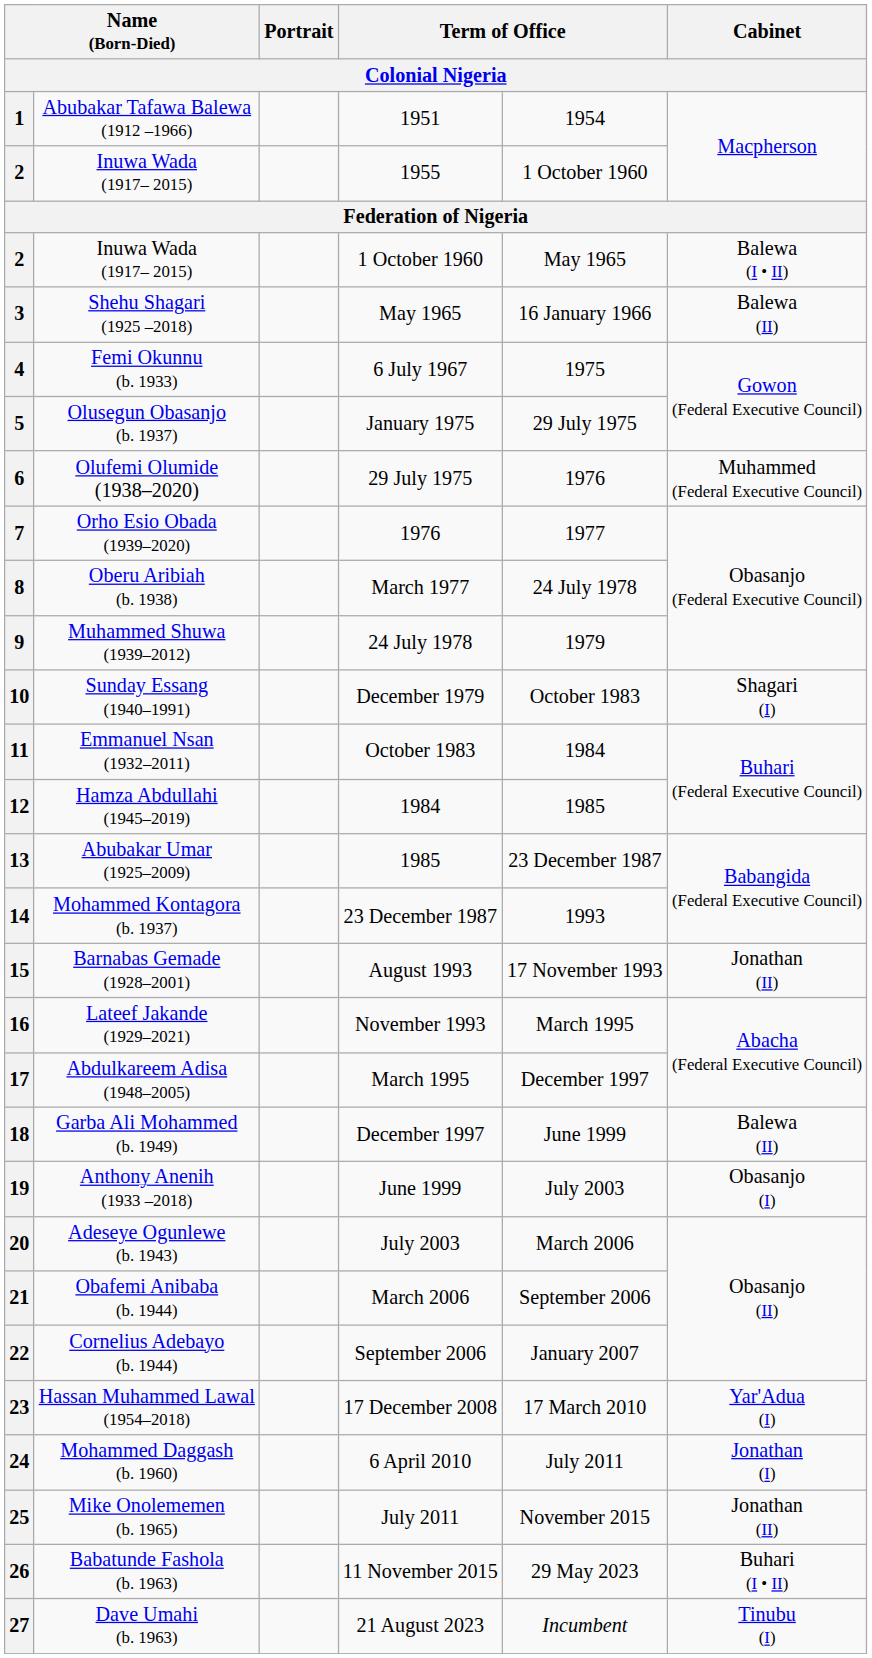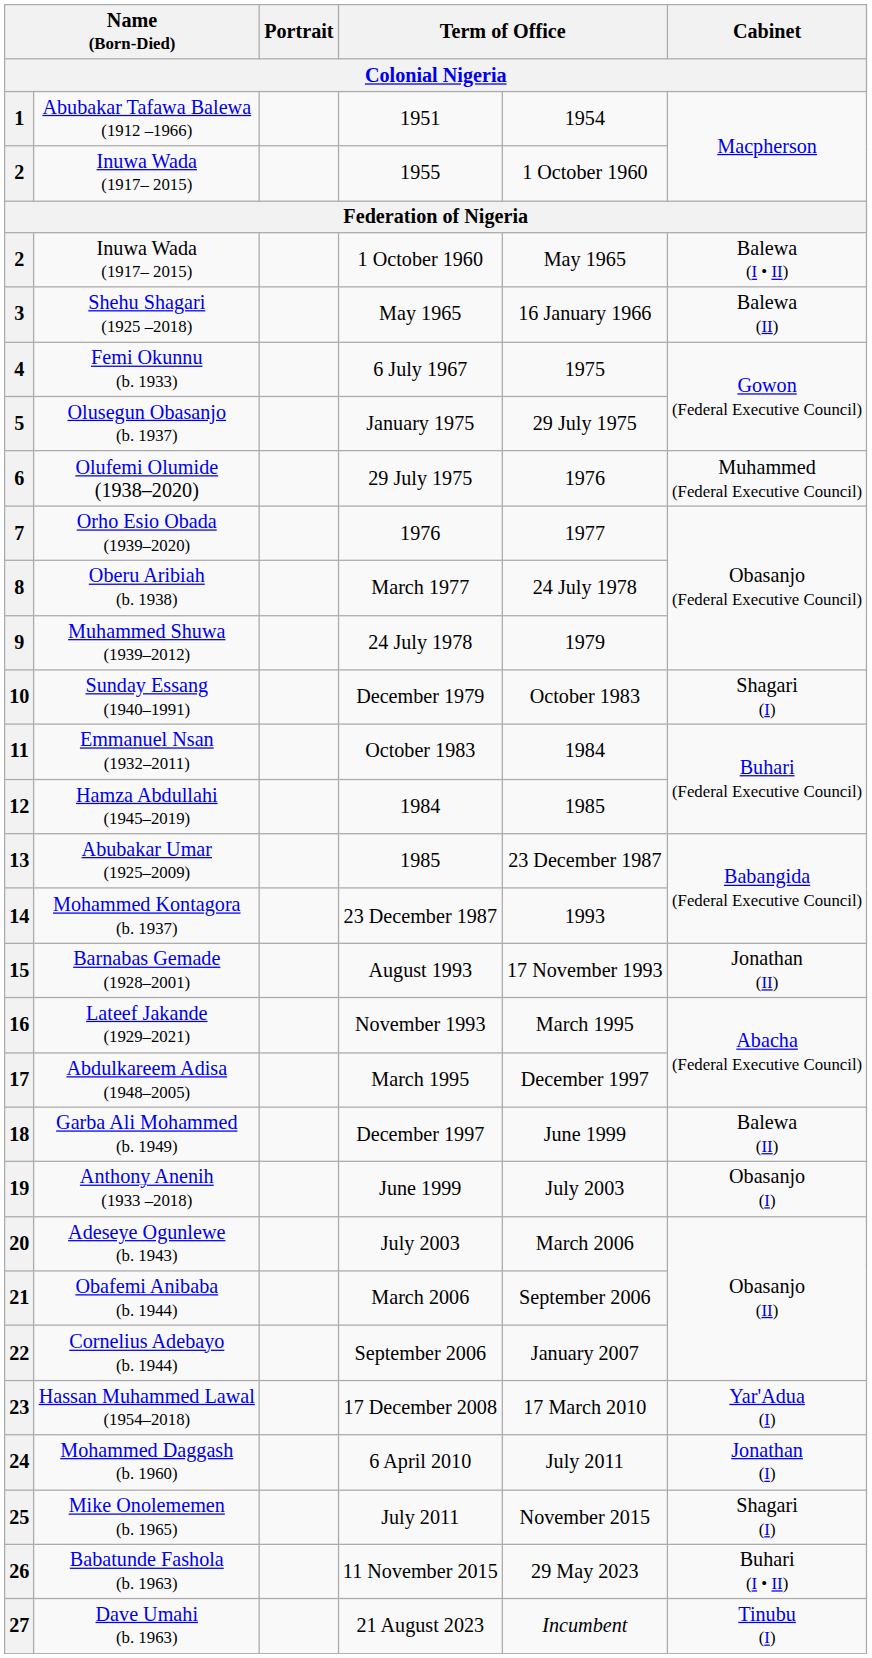(767, 1516) Jonathan (II) -> (767, 1516) Shagari (I)
